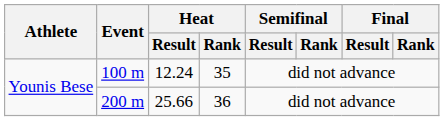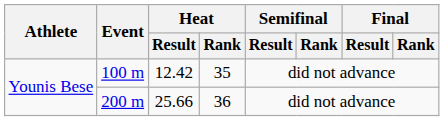(174, 73) 12.24 -> (174, 73) 12.42
